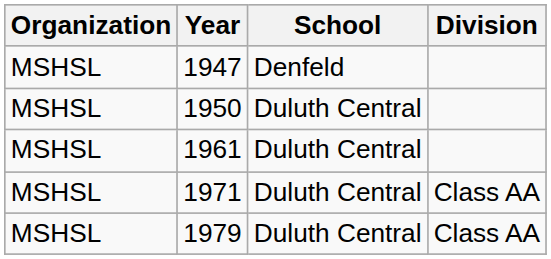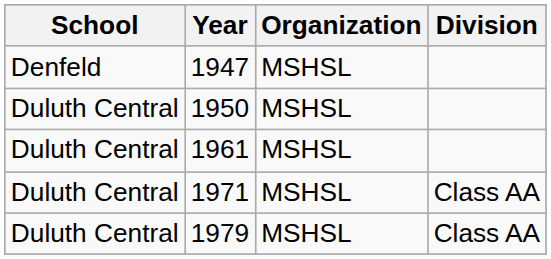columns swapped: (338, 25) <-> (91, 25)
